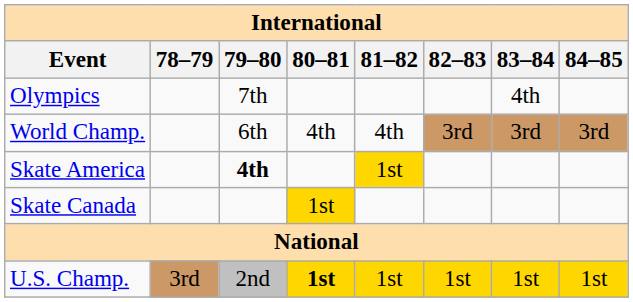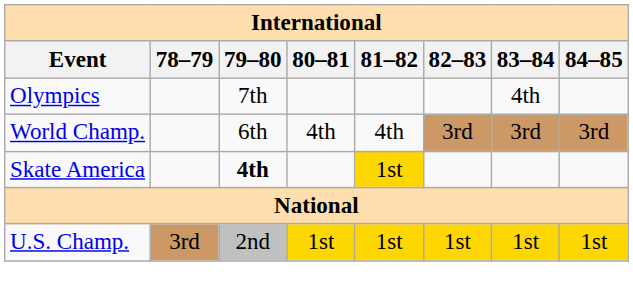- row: (73, 205)
(321, 278) bold -> (321, 242) normal
